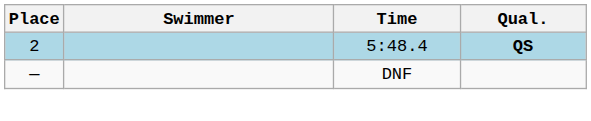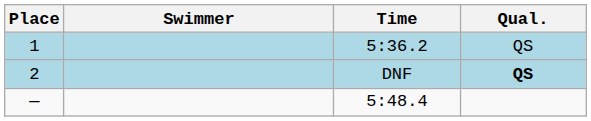+ row: (34, 46)
(397, 46) 5:48.4 -> (397, 74) DNF
(397, 74) DNF -> (397, 102) 5:48.4
